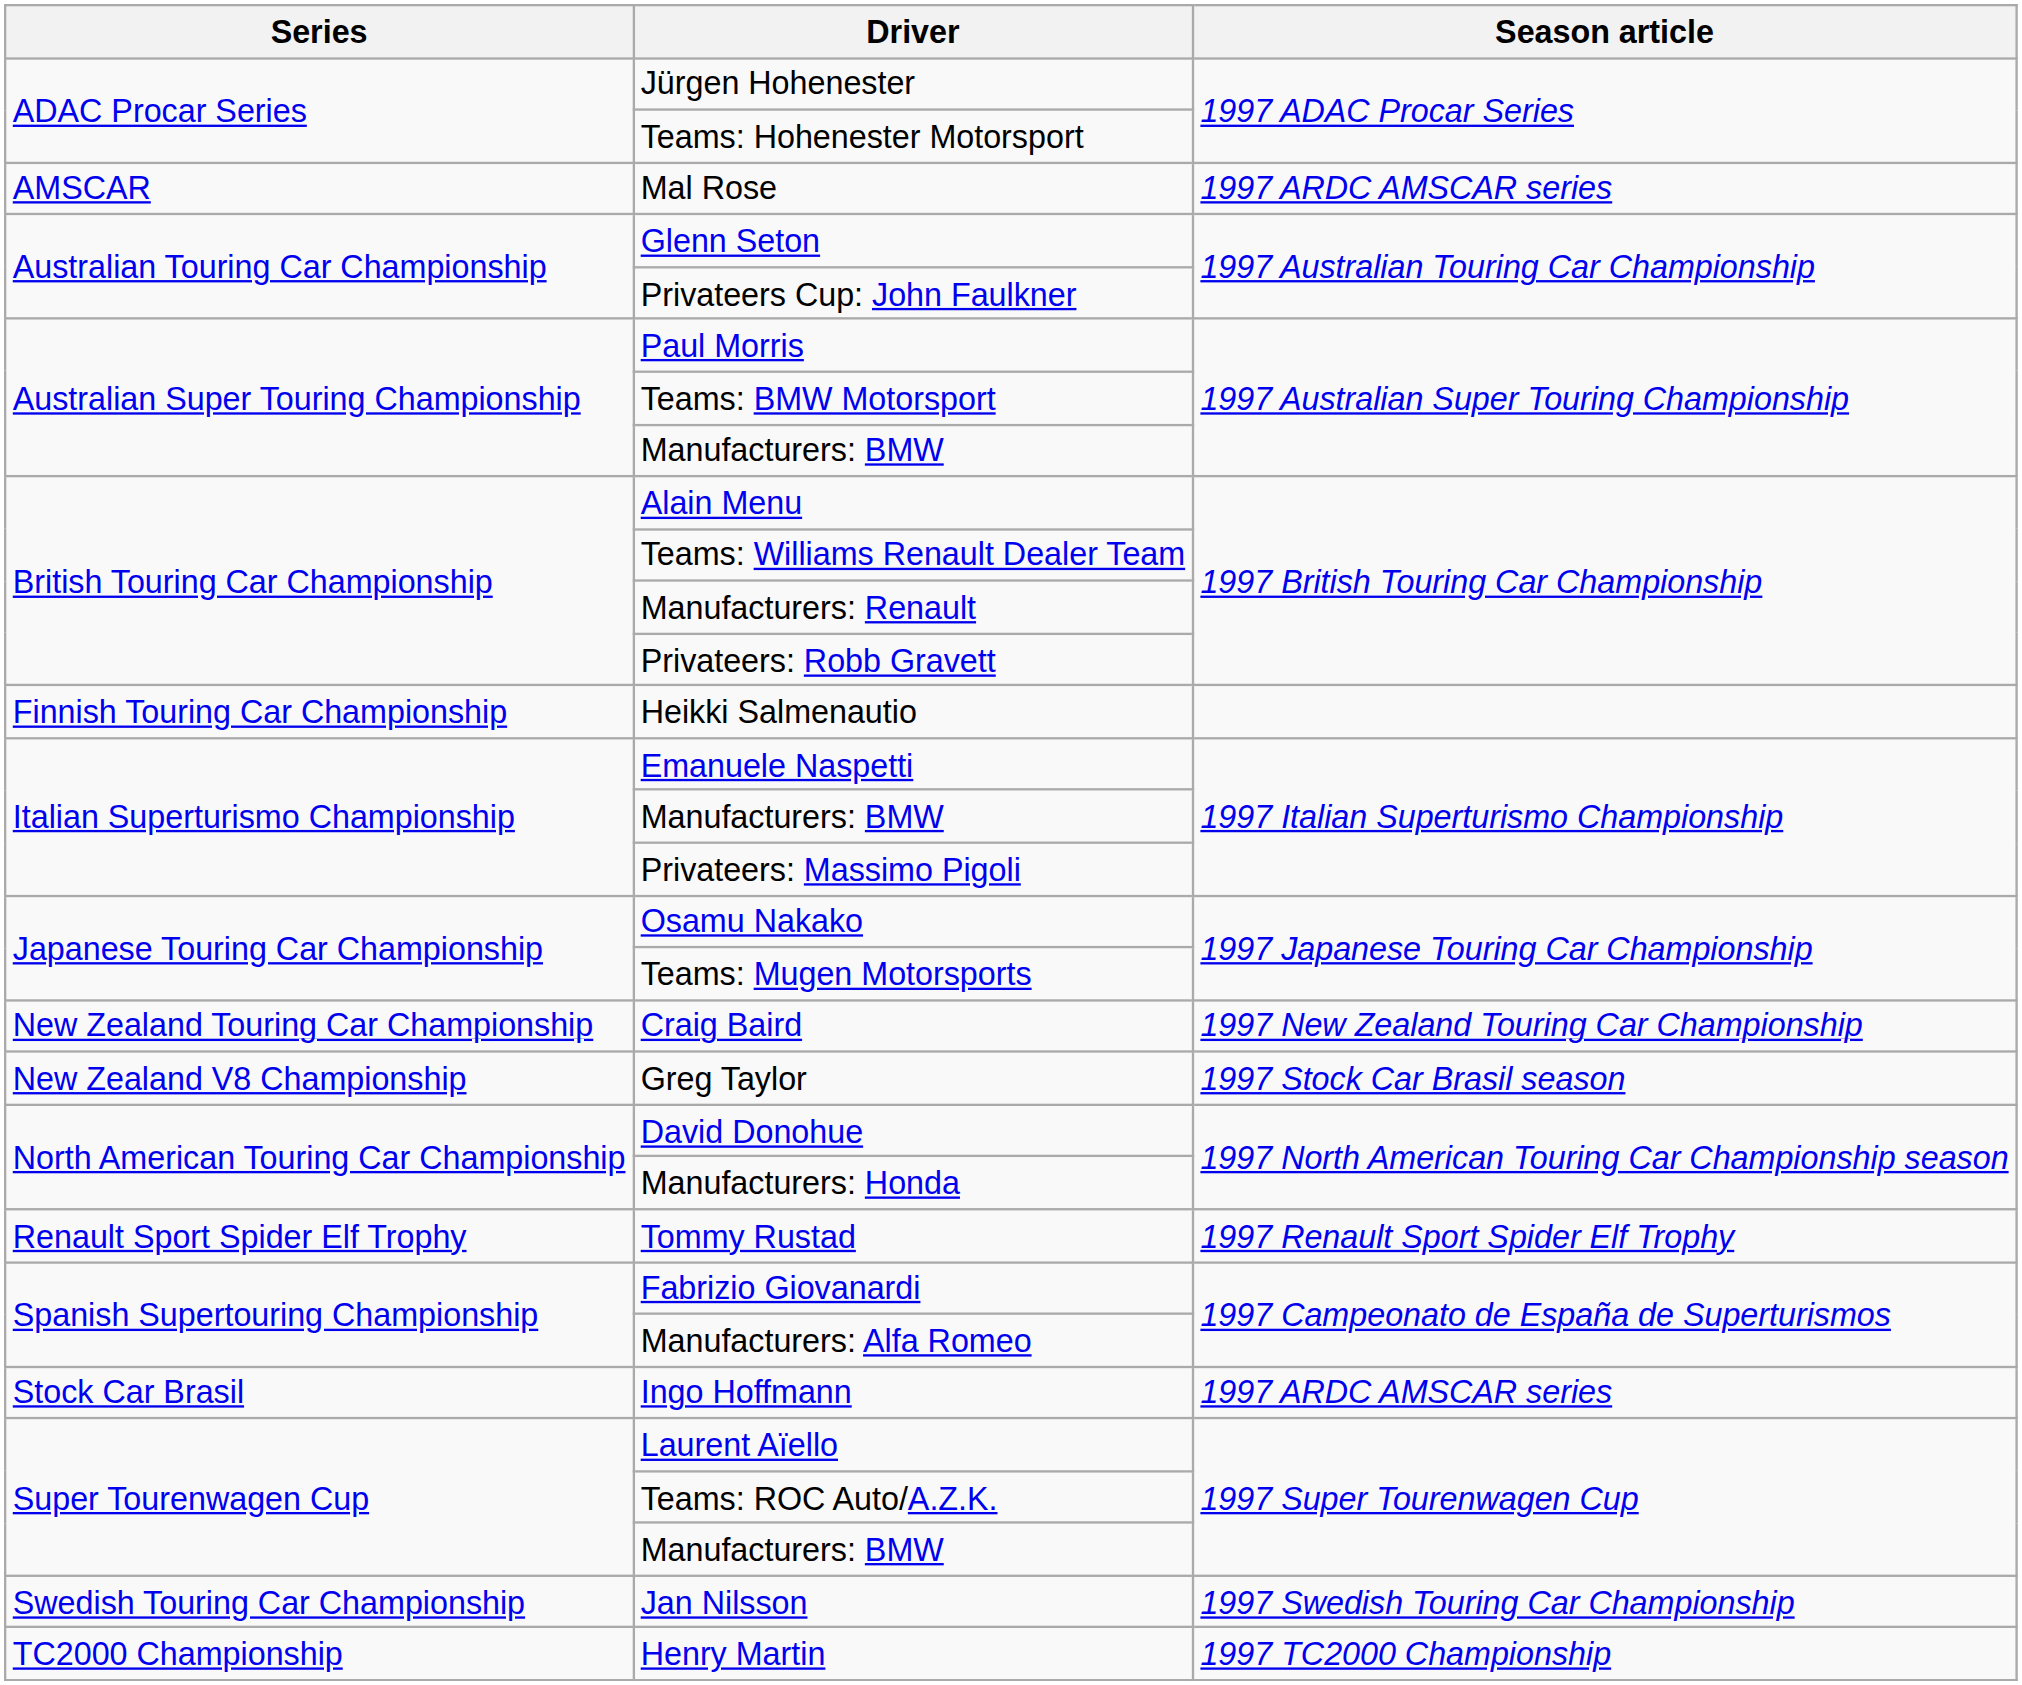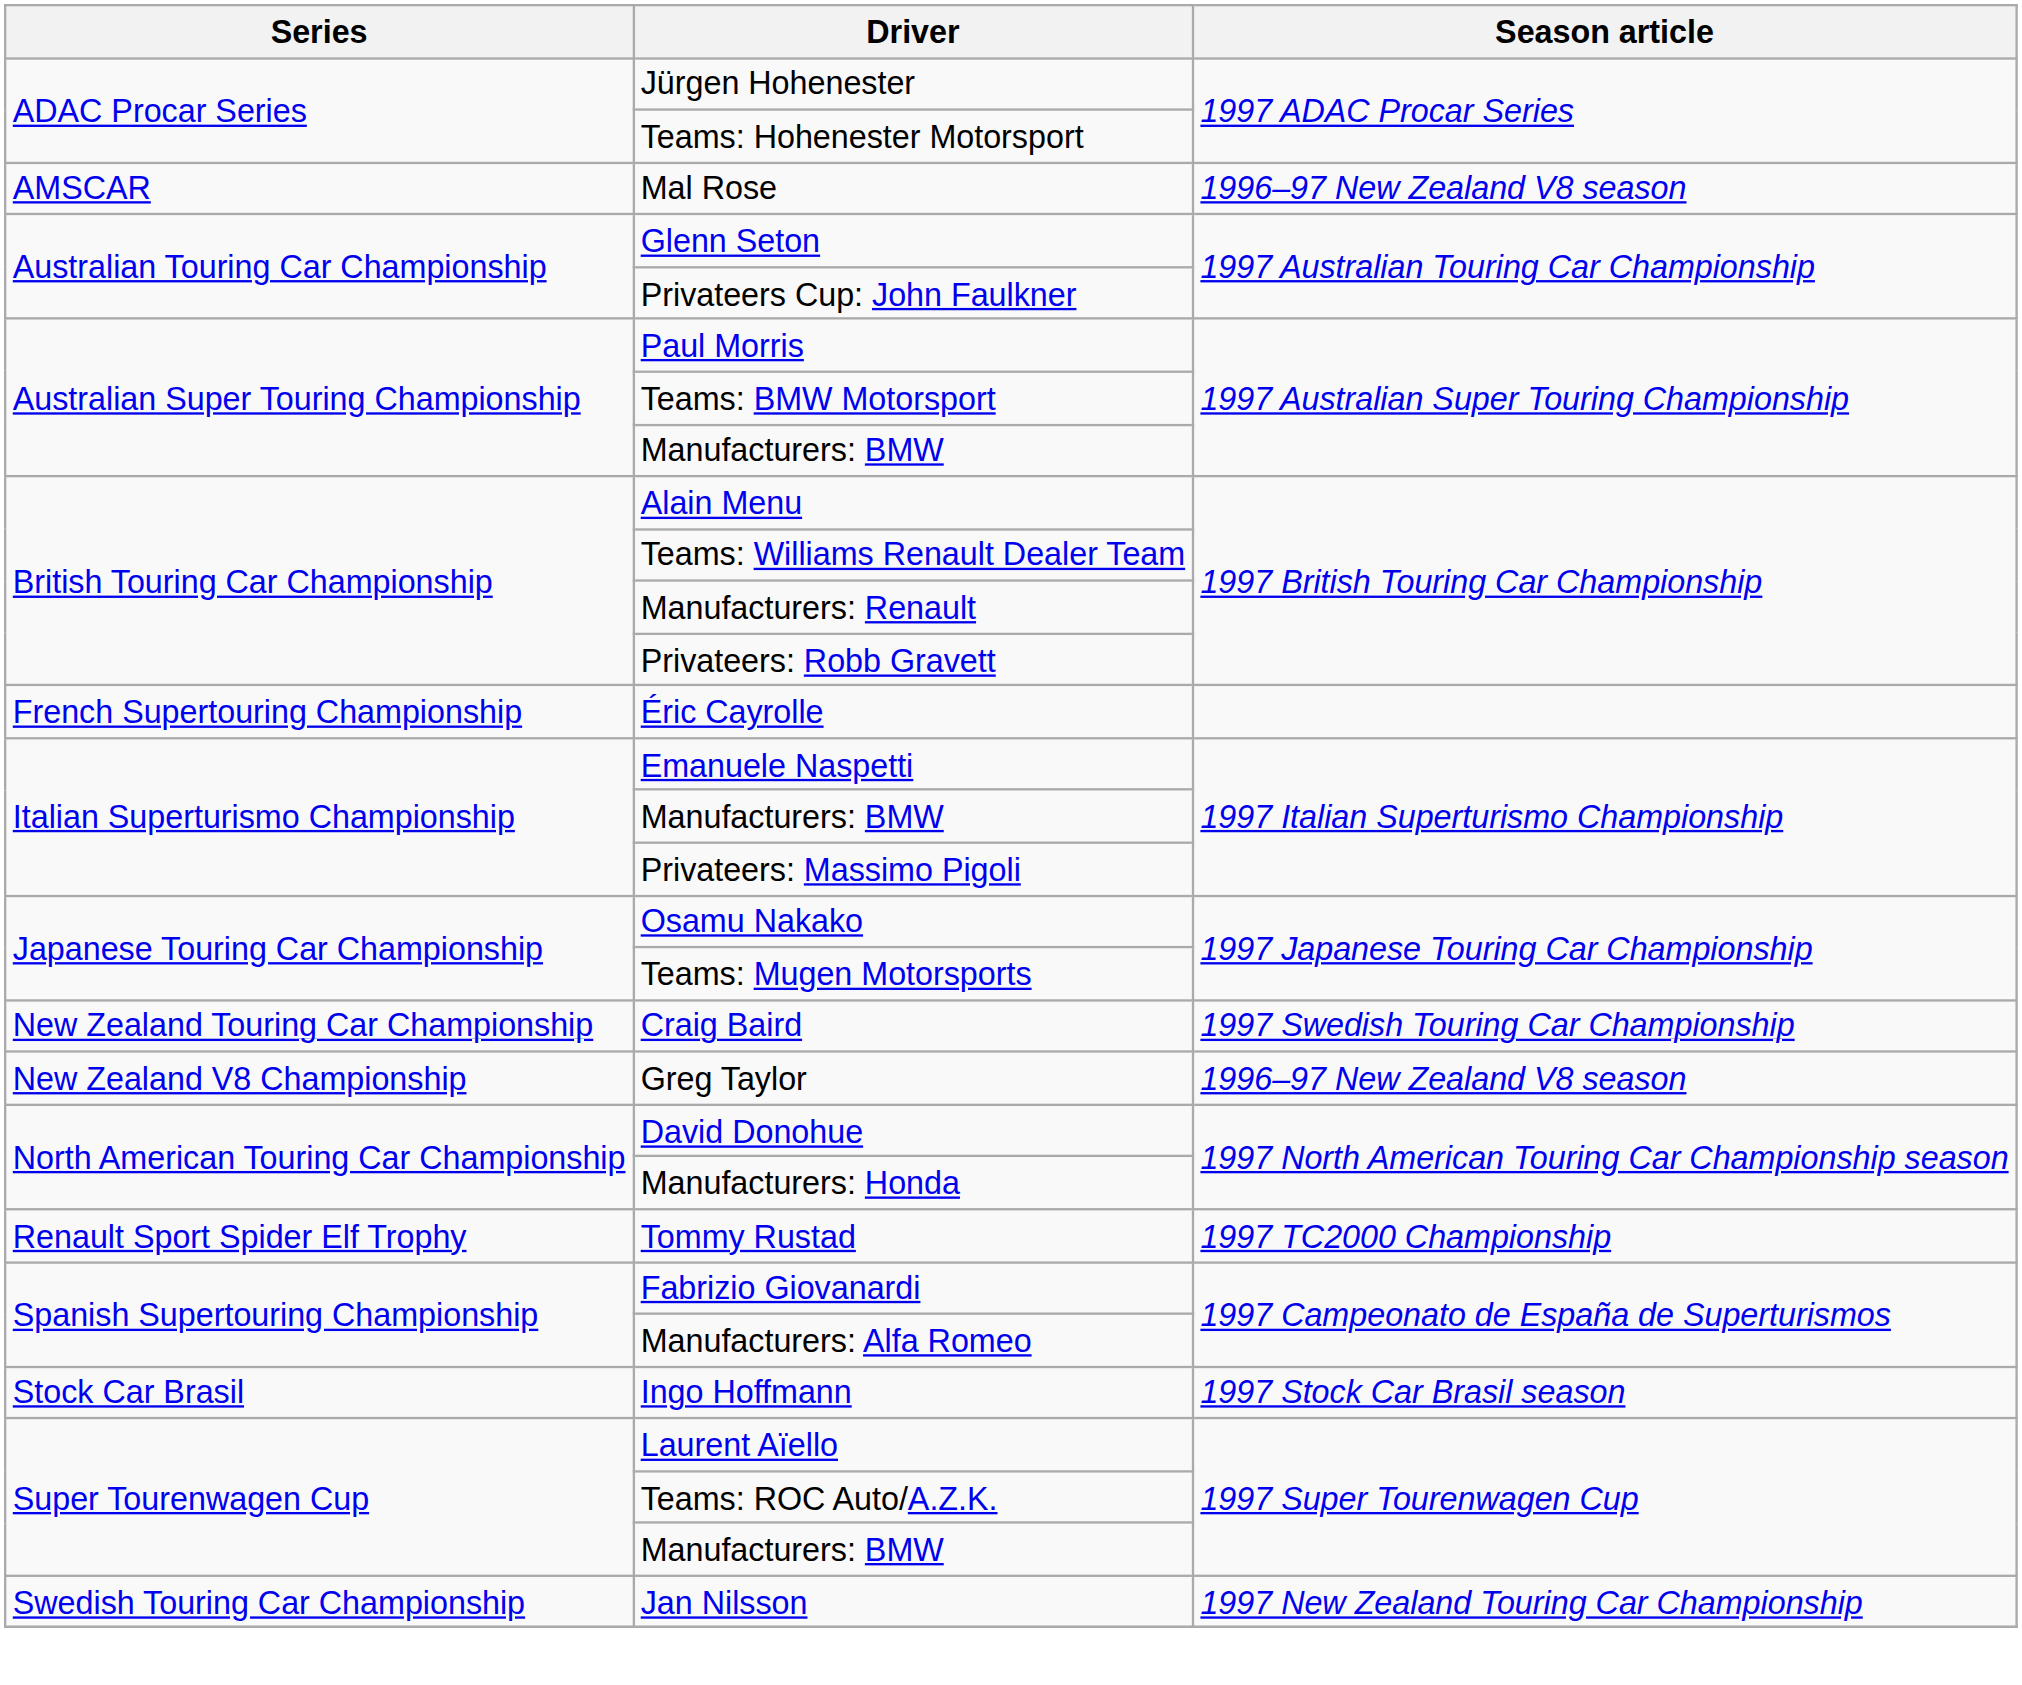(1406, 188) 1997 ARDC AMSCAR series -> (1443, 188) 1996–97 New Zealand V8 season
- row: (260, 712)
+ row: (267, 712)
(1532, 1026) 1997 New Zealand Touring Car Championship -> (1498, 1026) 1997 Swedish Touring Car Championship
(1413, 1078) 1997 Stock Car Brasil season -> (1443, 1078) 1996–97 New Zealand V8 season
(1467, 1235) 1997 Renault Sport Spider Elf Trophy -> (1406, 1235) 1997 TC2000 Championship
(1406, 1392) 1997 ARDC AMSCAR series -> (1413, 1392) 1997 Stock Car Brasil season
(1498, 1602) 1997 Swedish Touring Car Championship -> (1532, 1602) 1997 New Zealand Touring Car Championship
- row: (178, 1654)
